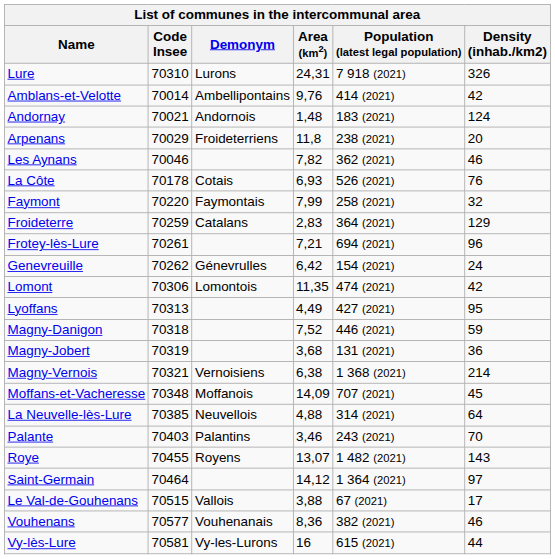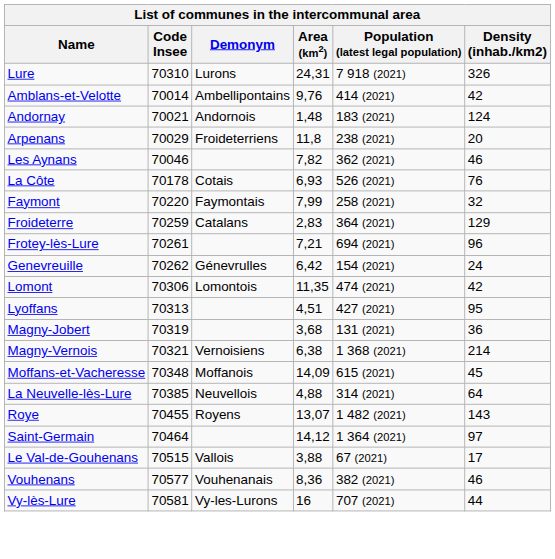(309, 308) 4,49 -> (309, 308) 4,51
- row: (55, 329)
(365, 393) 707 (2021) -> (365, 372) 615 (2021)
- row: (30, 436)
(365, 543) 615 (2021) -> (365, 500) 707 (2021)
